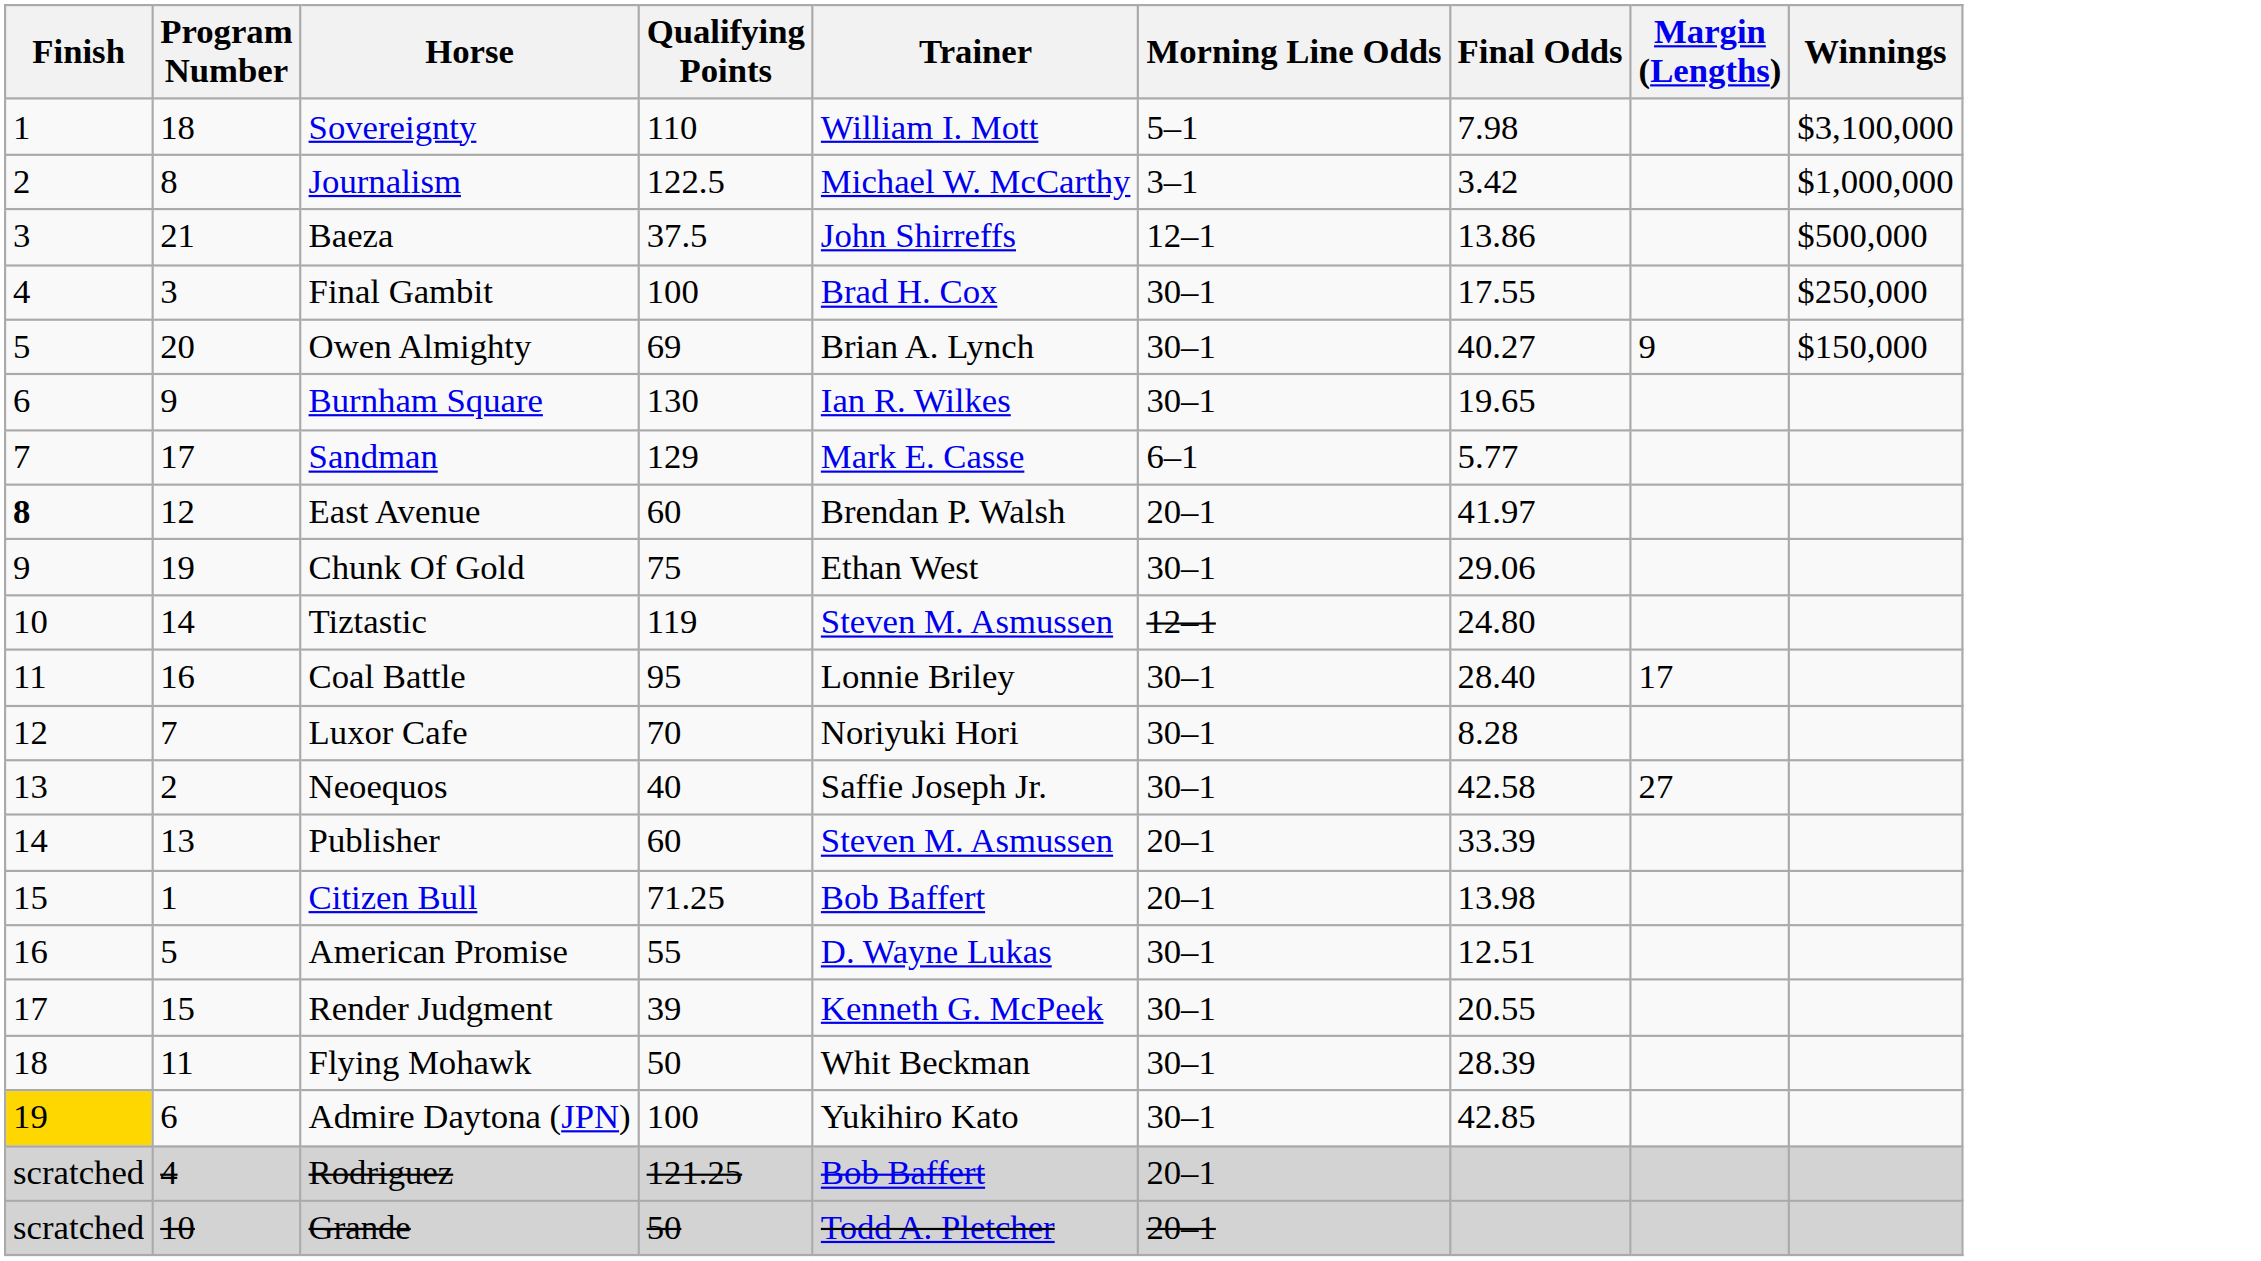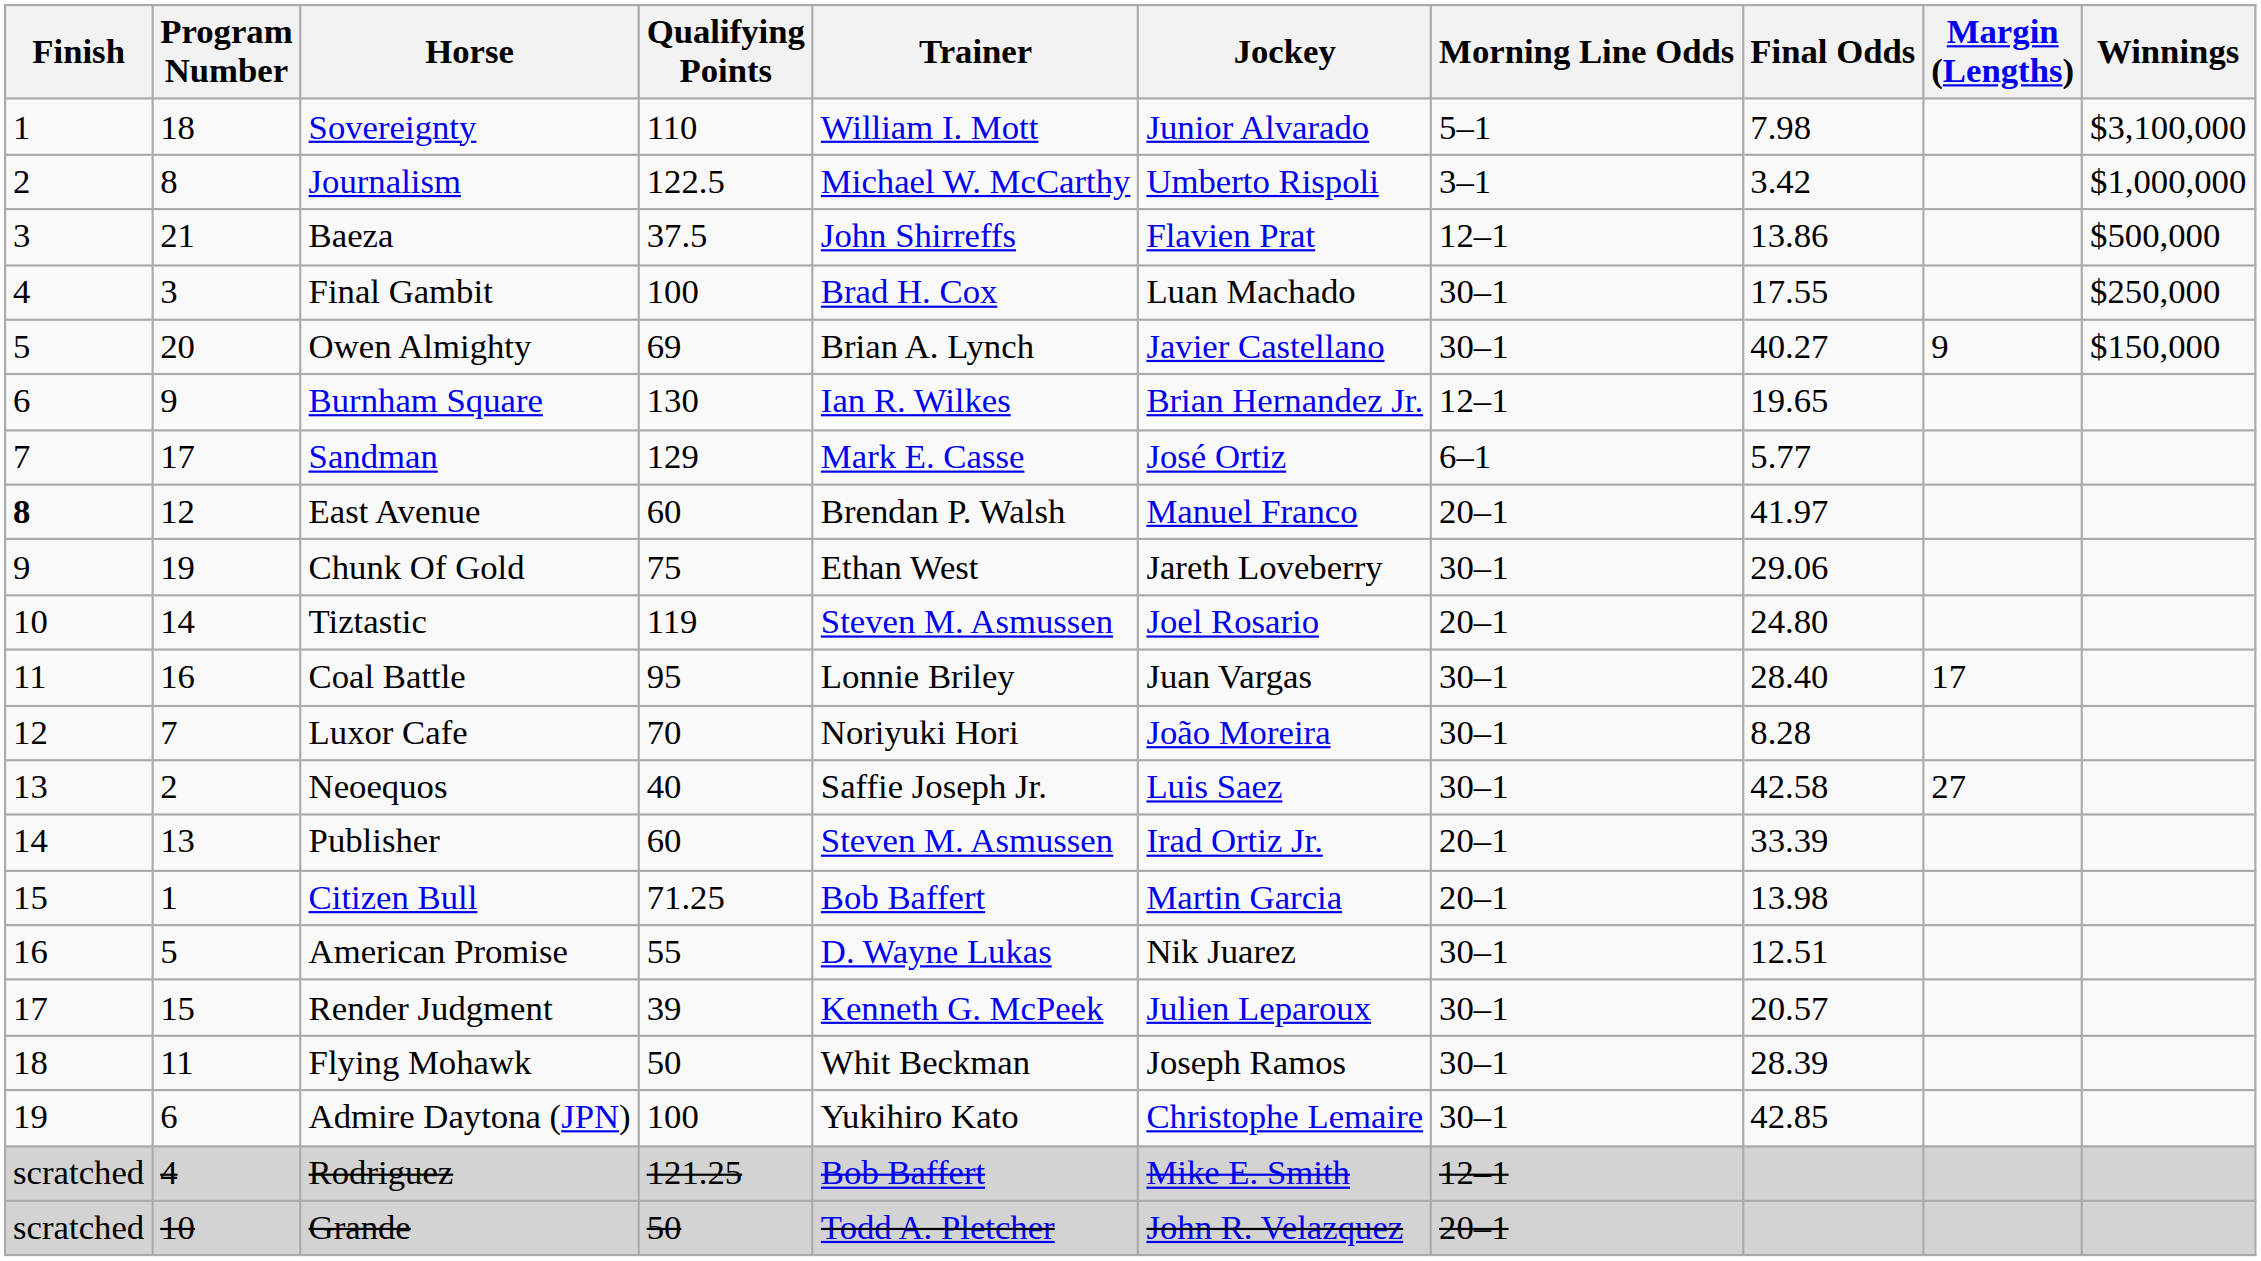+ column: (1285, 51)
(1181, 401) 30–1 -> (1474, 401) 12–1
(1181, 621) 12–1 -> (1474, 621) 20–1
(1497, 1007) 20.55 -> (1789, 1007) 20.57
(30, 1117) gold background -> (30, 1117) no background
(1181, 1172) 20–1 -> (1474, 1172) 12–1
